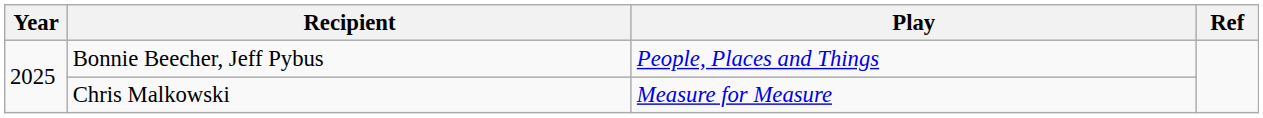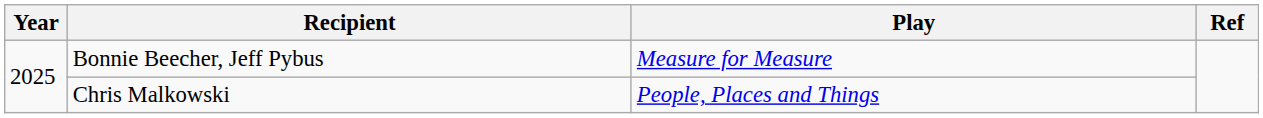(758, 58) People, Places and Things -> (734, 58) Measure for Measure
(734, 94) Measure for Measure -> (758, 94) People, Places and Things
